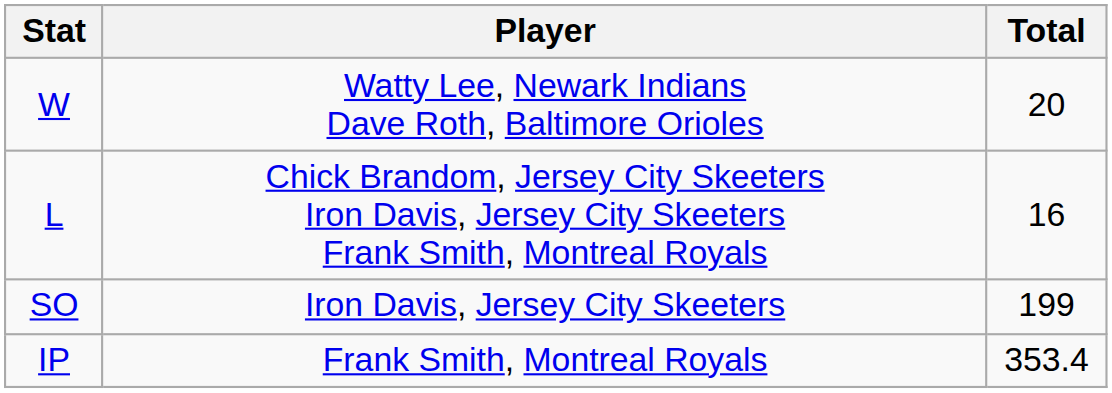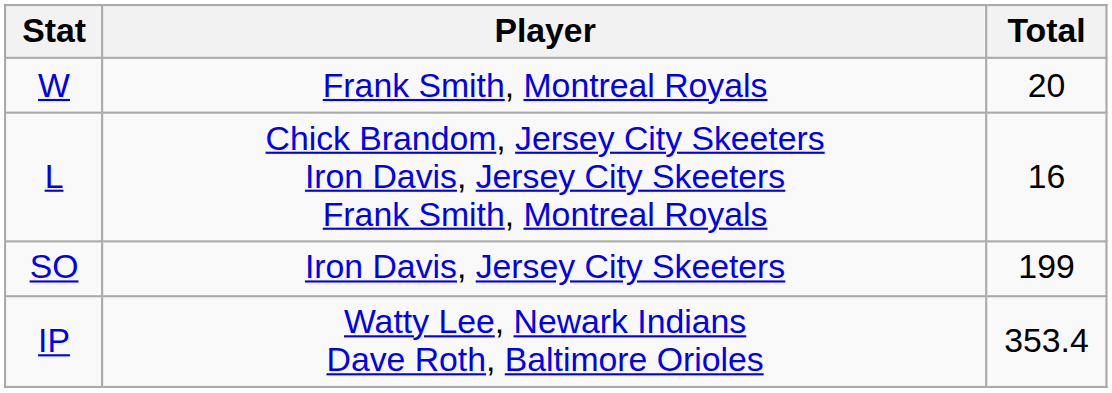(545, 103) Watty Lee, Newark Indians Dave Roth, Baltimore Orioles -> (545, 84) Frank Smith, Montreal Royals
(545, 359) Frank Smith, Montreal Royals -> (545, 340) Watty Lee, Newark Indians Dave Roth, Baltimore Orioles
